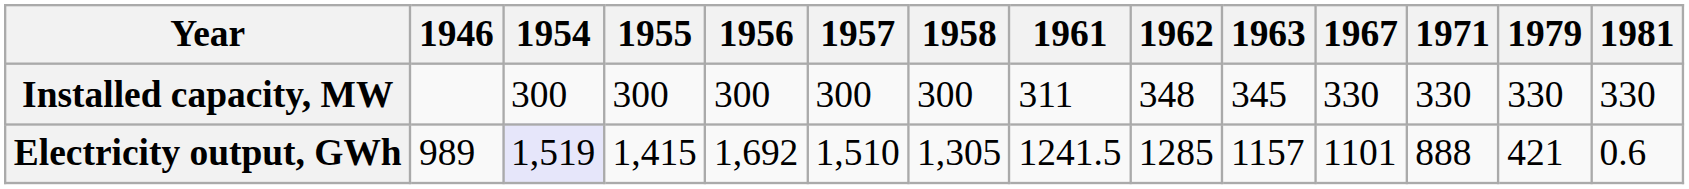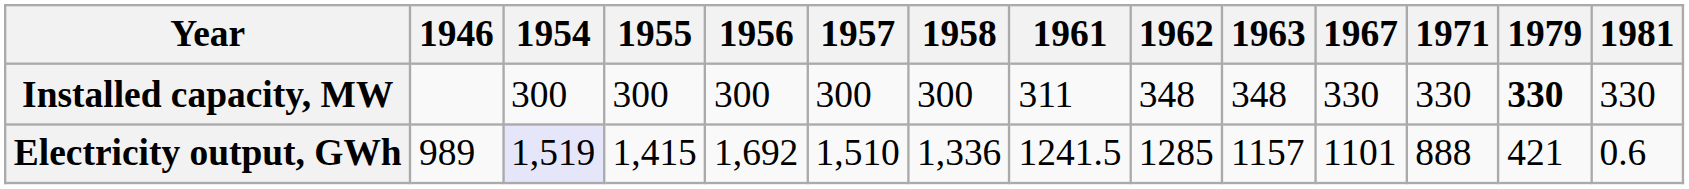(1259, 93) 345 -> (1259, 93) 348
(1535, 93) normal -> (1535, 93) bold
(959, 152) 1,305 -> (959, 152) 1,336
